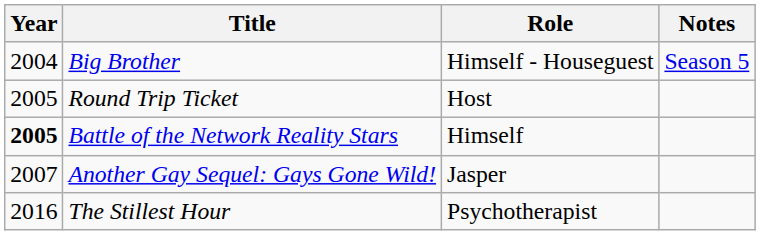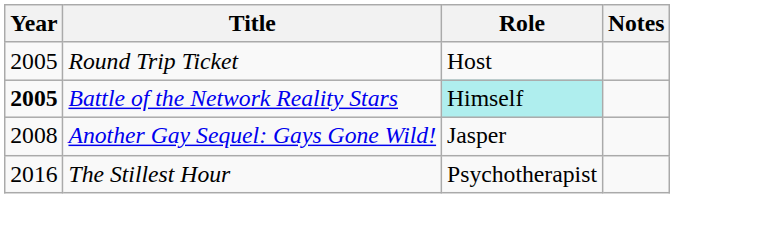- row: (124, 60)
(485, 135) no background -> (485, 98) paleturquoise background
(34, 173) 2007 -> (34, 135) 2008
